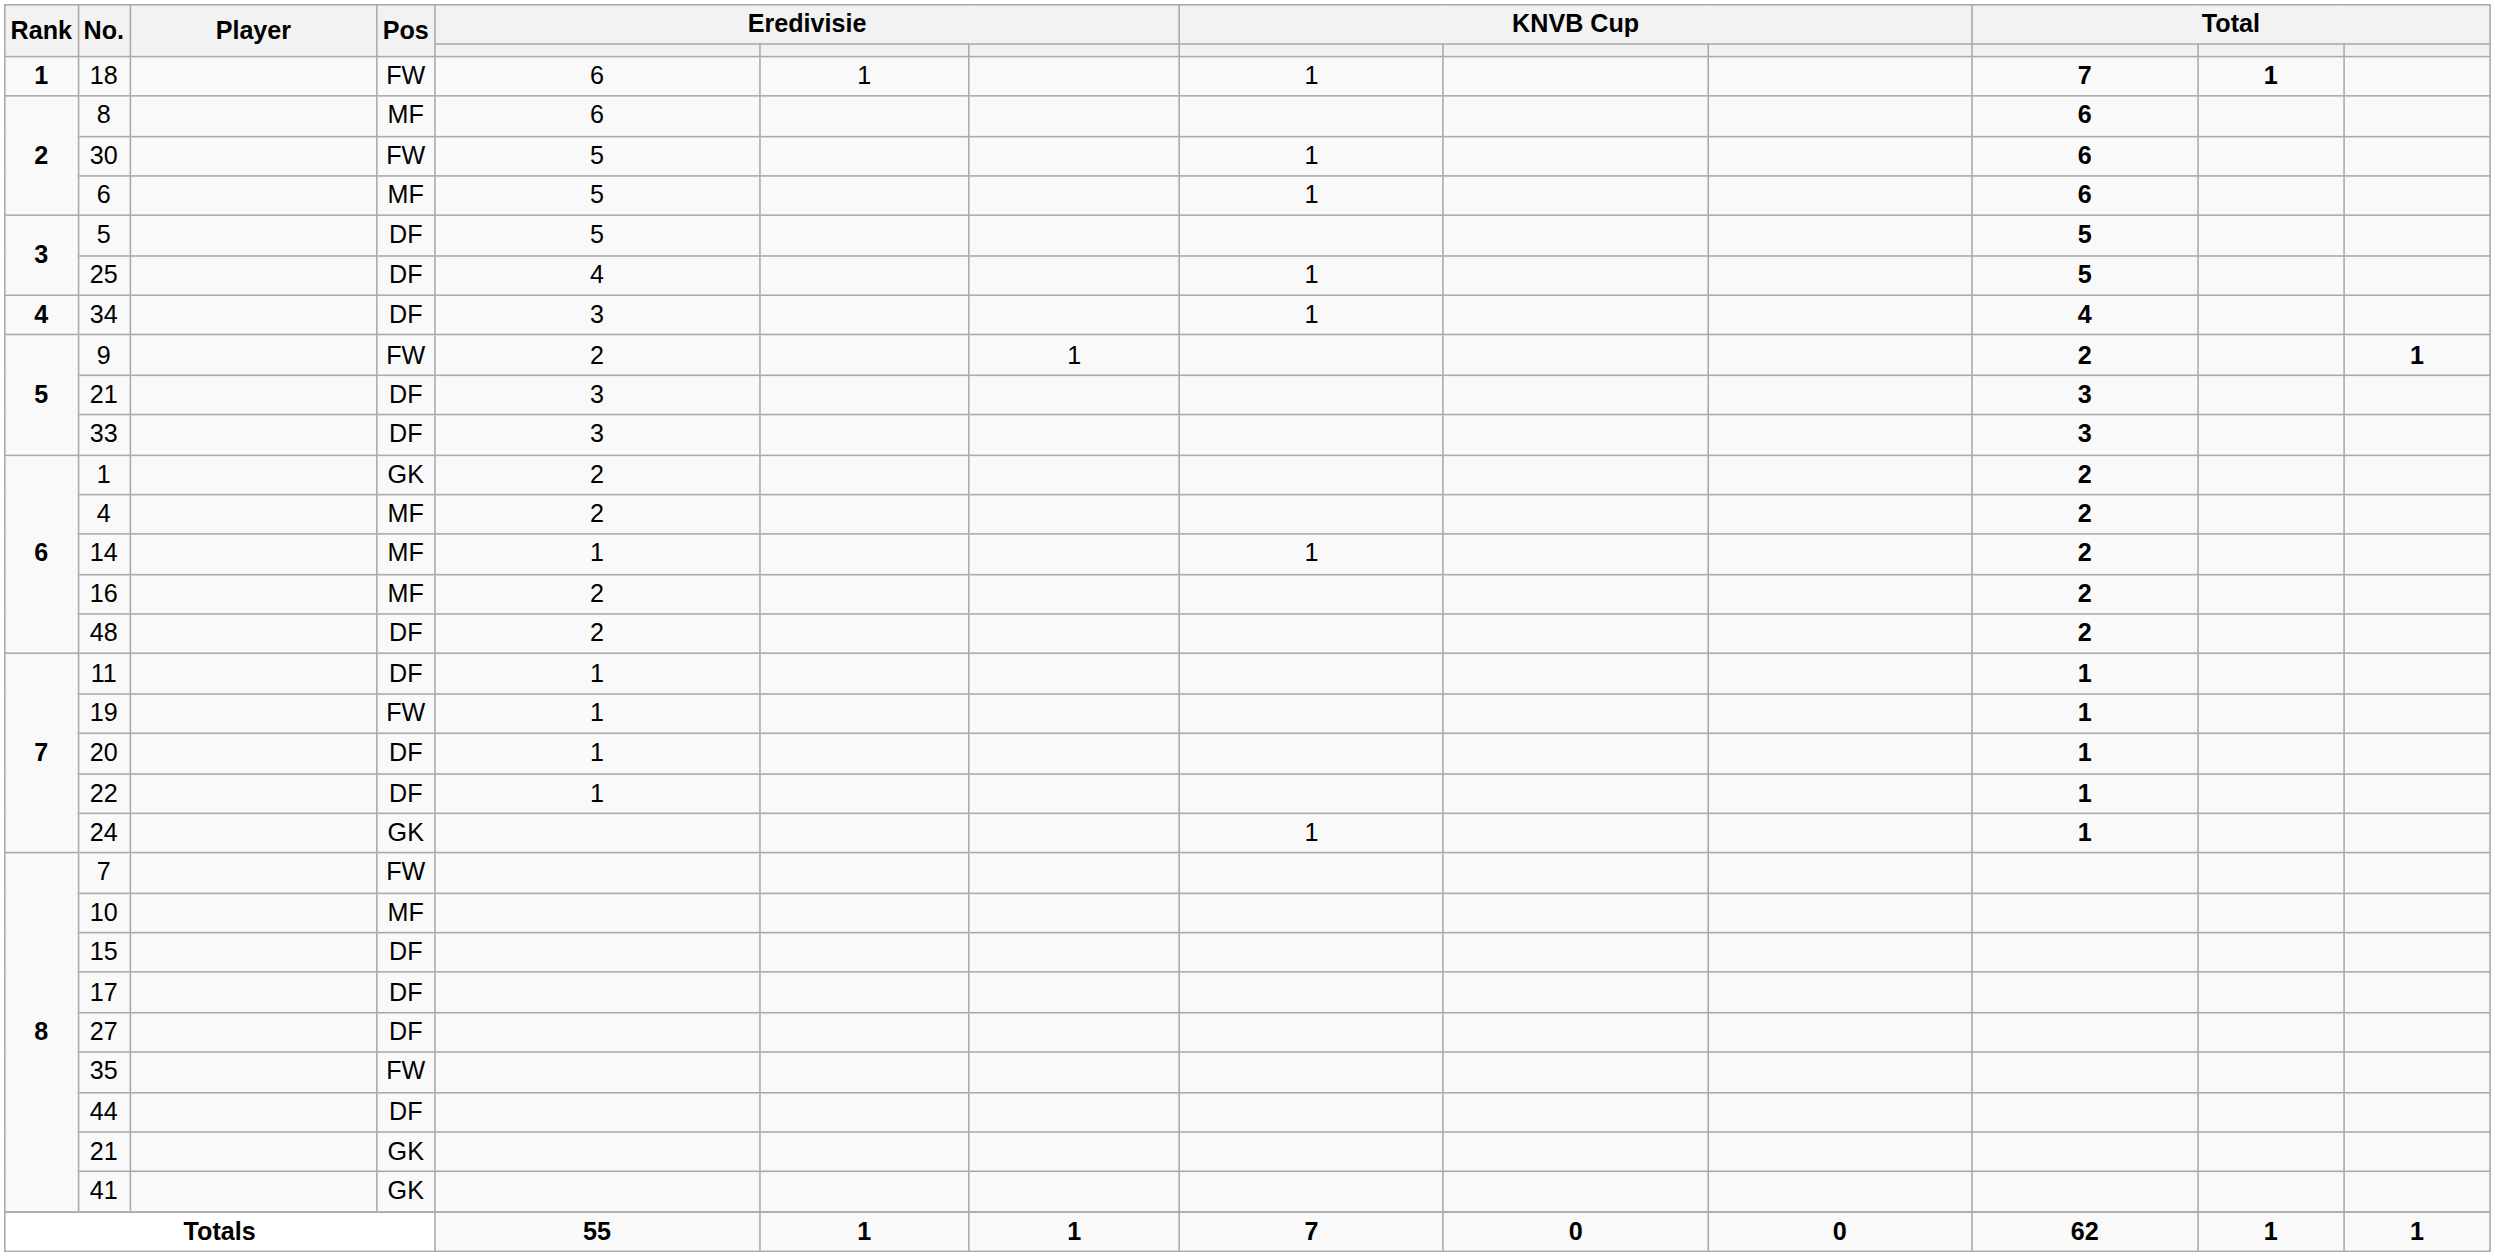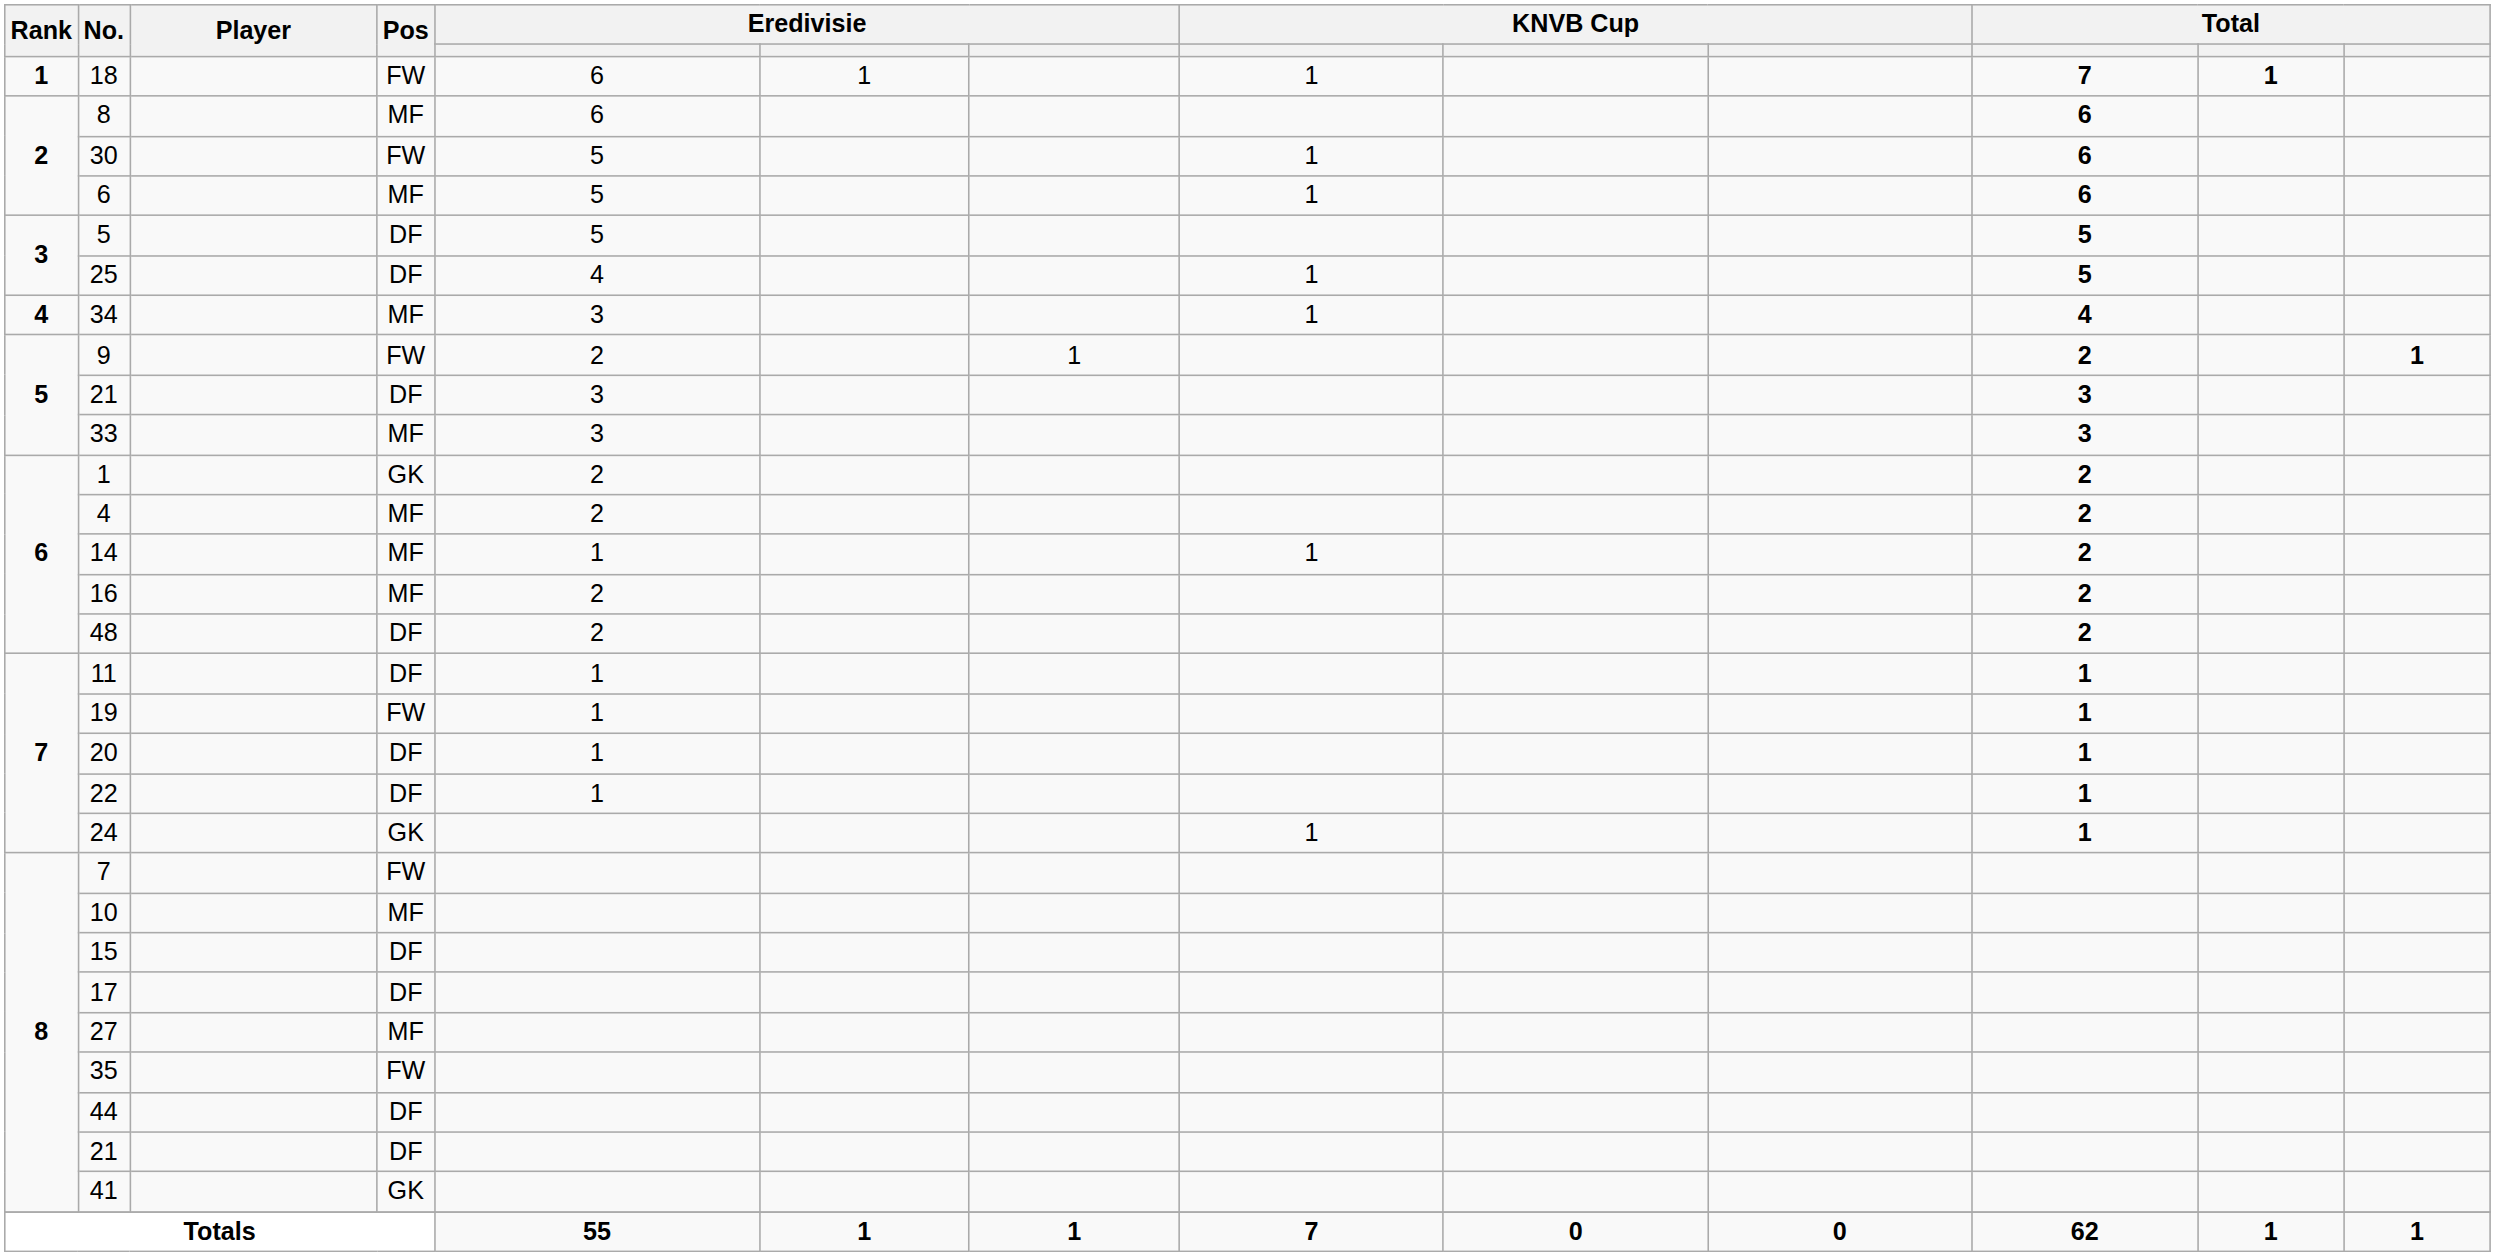(406, 314) DF -> (406, 314) MF
(406, 434) DF -> (406, 434) MF
(406, 1031) DF -> (406, 1031) MF
(406, 1151) GK -> (406, 1151) DF
